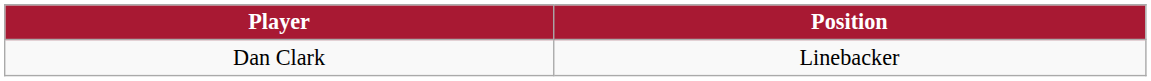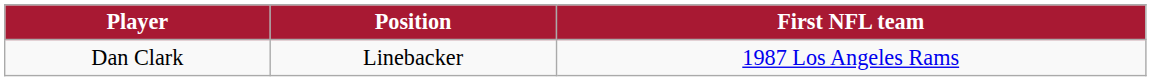+ column: (851, 22)
